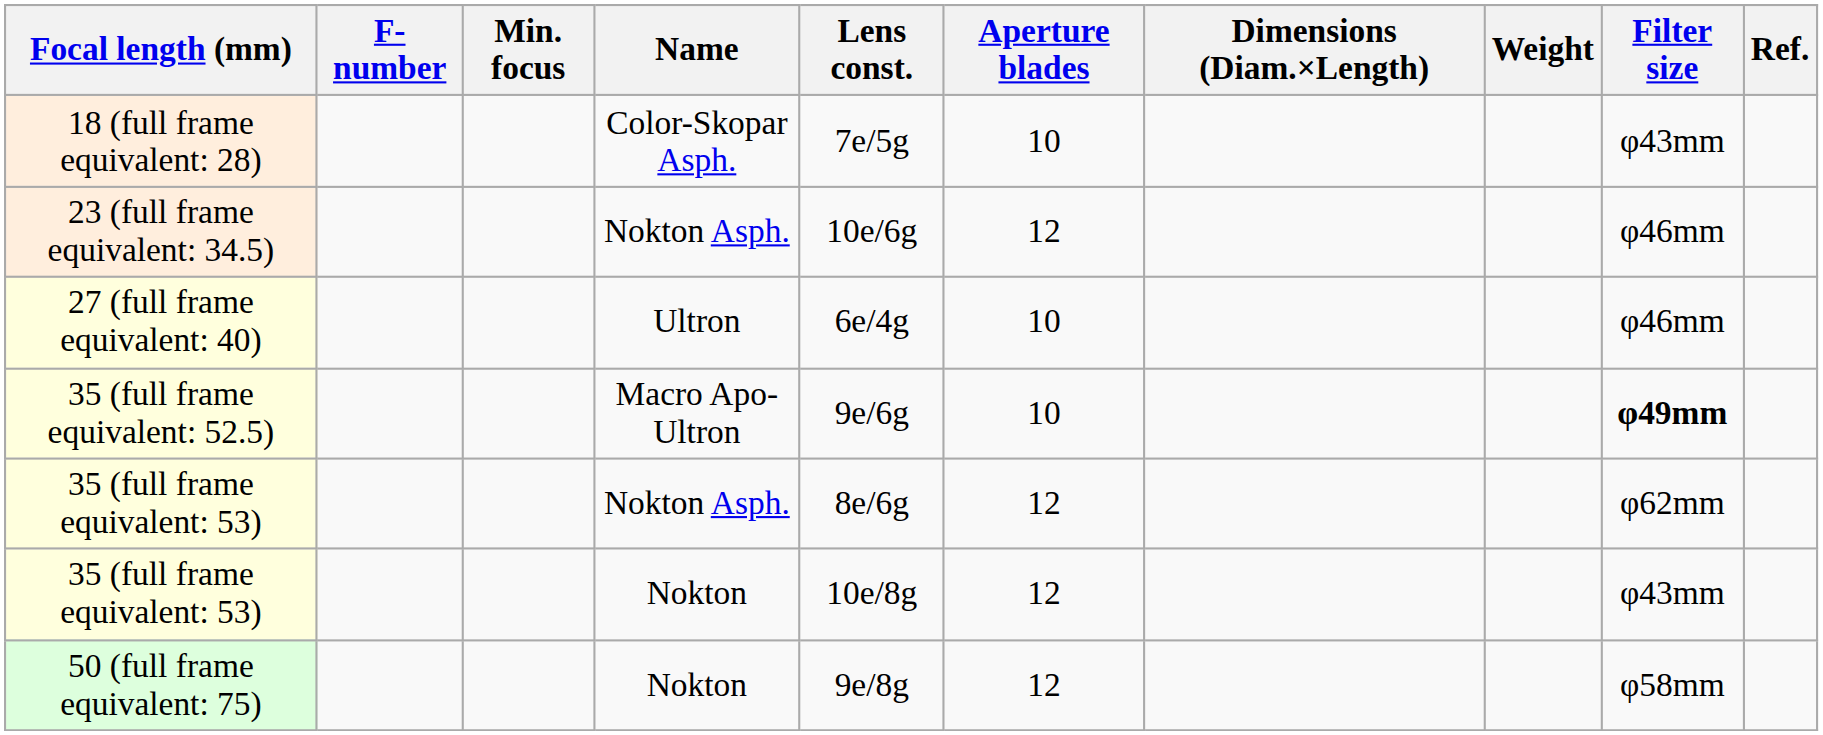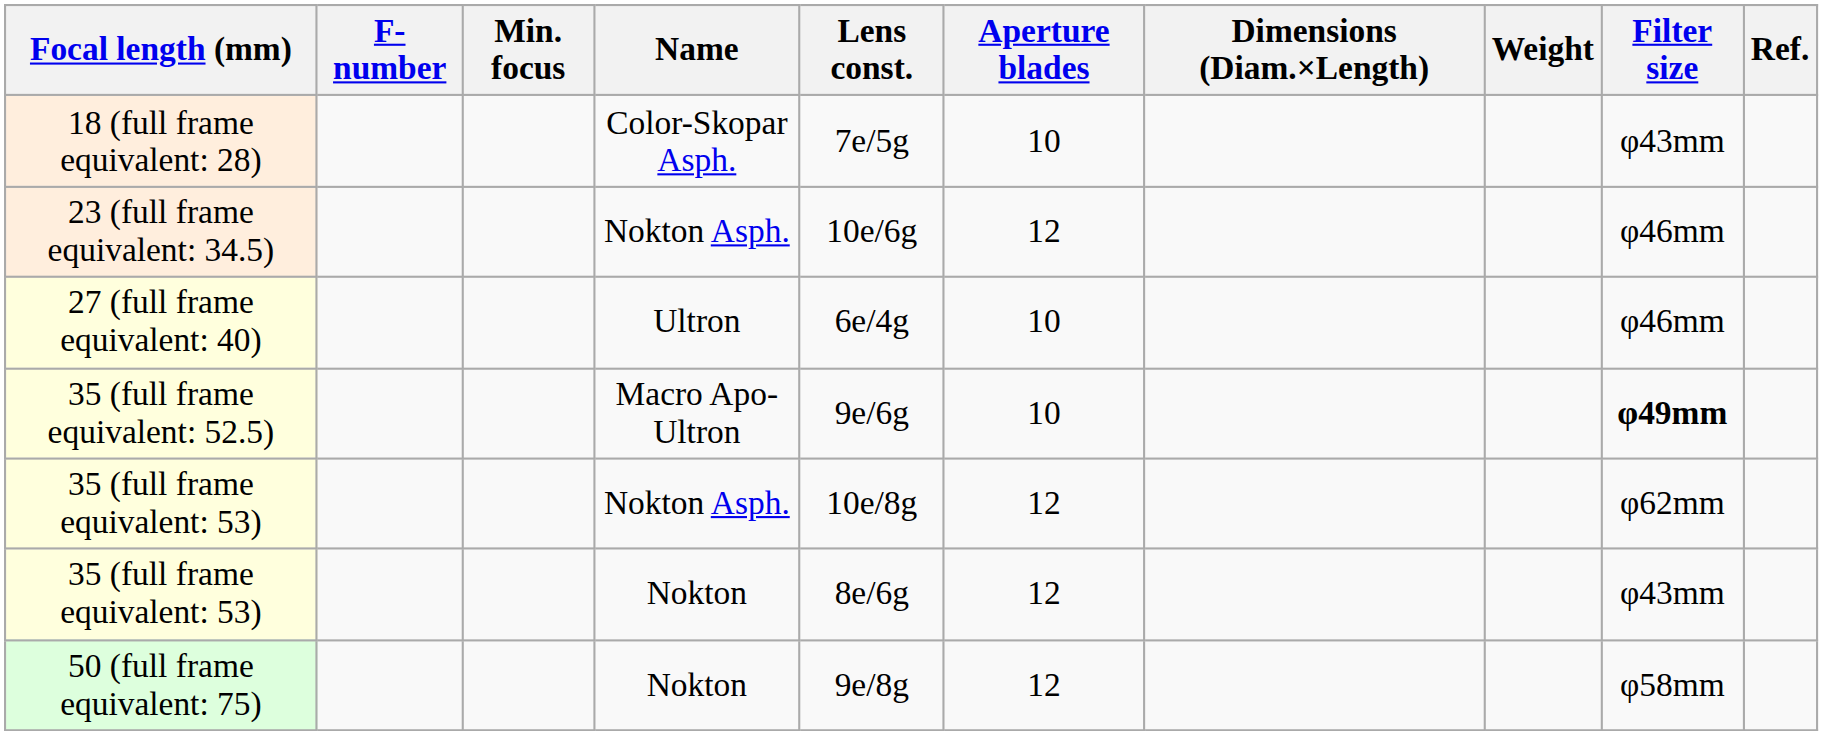(872, 503) 8e/6g -> (872, 503) 10e/8g
(872, 593) 10e/8g -> (872, 593) 8e/6g
